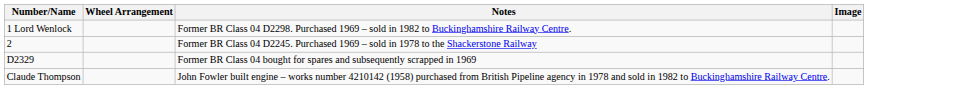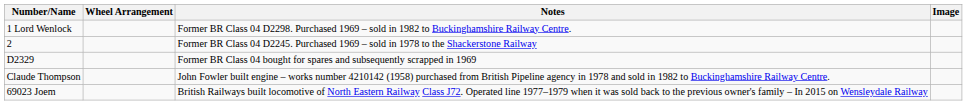+ row: (31, 92)
